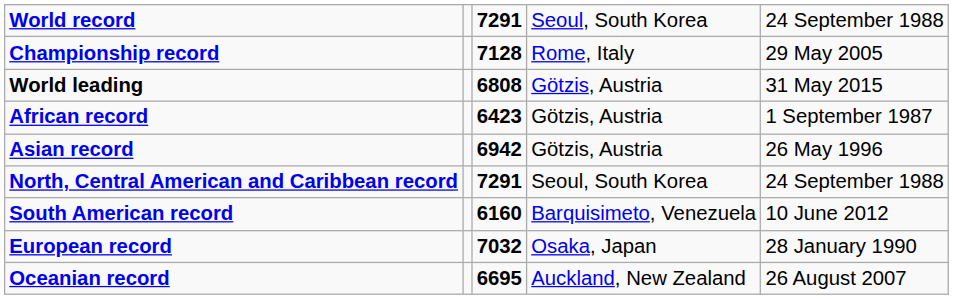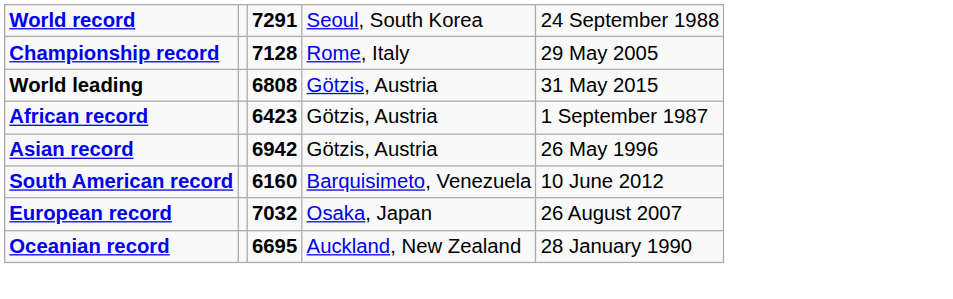- row: (234, 181)
(841, 246) 28 January 1990 -> (611, 213) 26 August 2007
(836, 278) 26 August 2007 -> (616, 246) 28 January 1990
